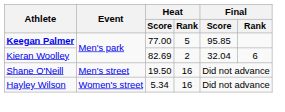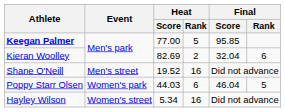(160, 70) 19.50 -> (168, 70) 19.52
+ row: (45, 85)
